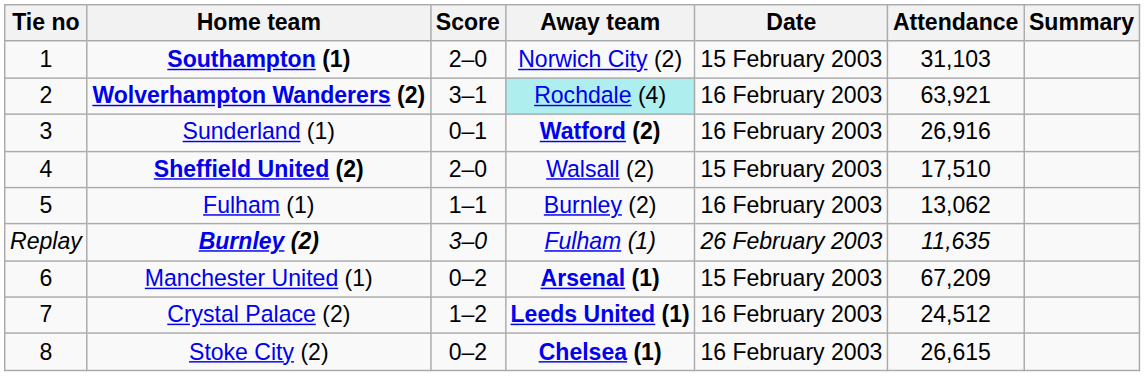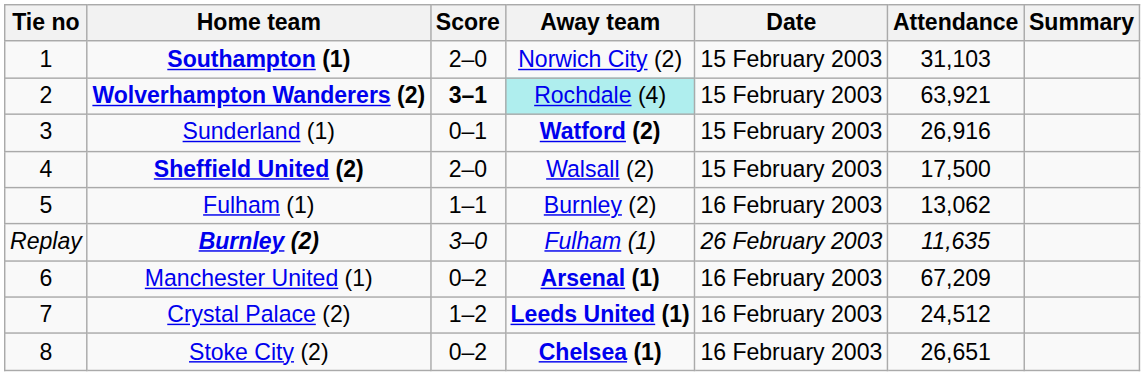(468, 95) normal -> (468, 95) bold
(791, 95) 16 February 2003 -> (791, 95) 15 February 2003
(791, 132) 16 February 2003 -> (791, 132) 15 February 2003
(956, 168) 17,510 -> (956, 168) 17,500
(791, 278) 15 February 2003 -> (791, 278) 16 February 2003
(956, 351) 26,615 -> (956, 351) 26,651
